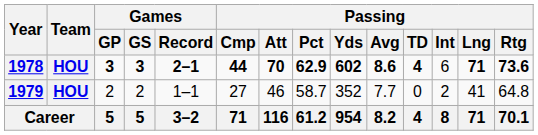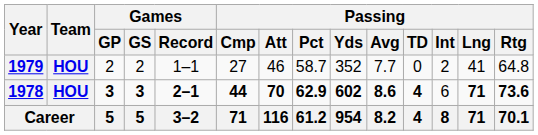rows swapped: (26, 67) <-> (26, 92)
